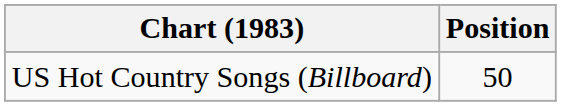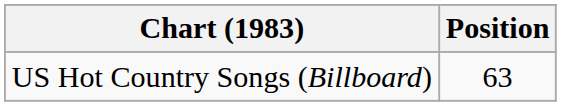(498, 76) 50 -> (498, 76) 63
